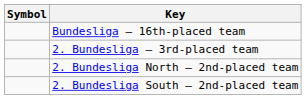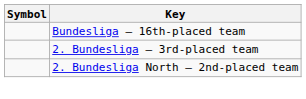- row: (175, 85)
